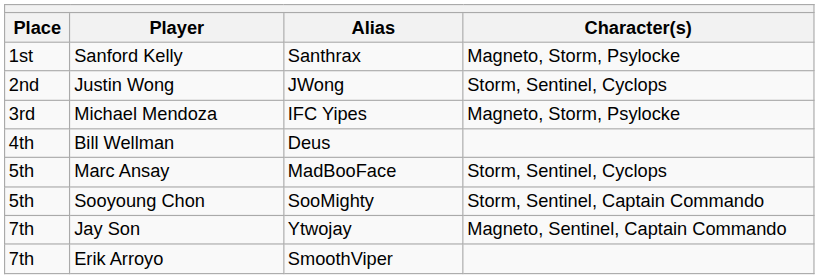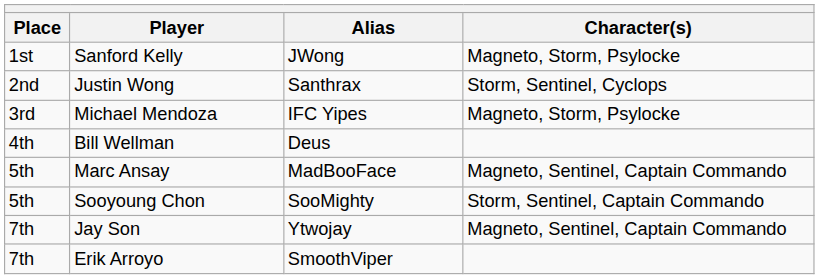(324, 56) Santhrax -> (316, 56) JWong
(316, 85) JWong -> (324, 85) Santhrax
(567, 172) Storm, Sentinel, Cyclops -> (627, 172) Magneto, Sentinel, Captain Commando
